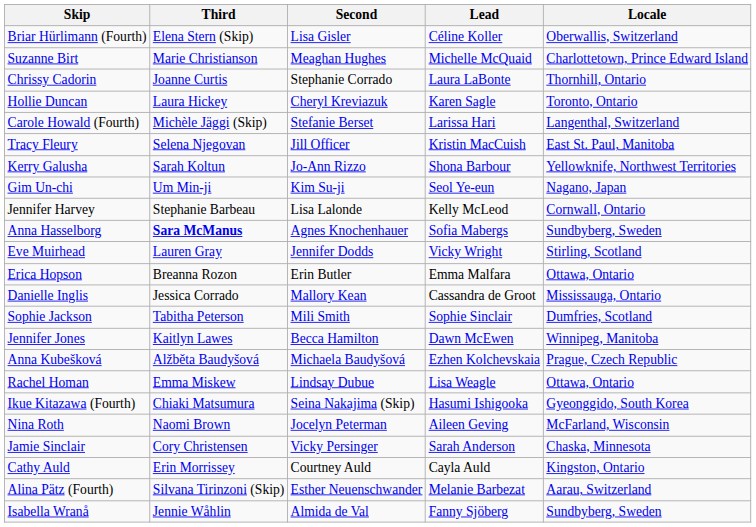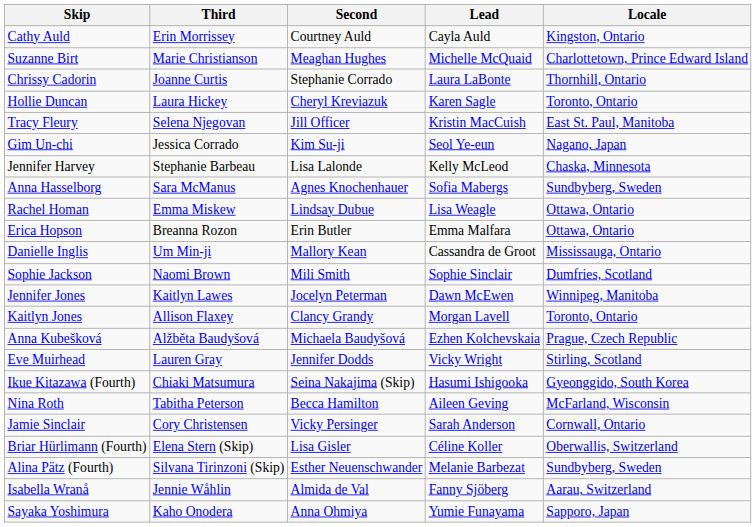rows swapped: (39, 468) <-> (77, 36)
- row: (73, 123)
- row: (47, 166)
(182, 187) Um Min-ji -> (196, 144) Jessica Corrado
(596, 209) Cornwall, Ontario -> (598, 166) Chaska, Minnesota
(198, 230) bold -> (194, 187) normal
rows swapped: (48, 381) <-> (46, 252)
(196, 295) Jessica Corrado -> (182, 252) Um Min-ji
(198, 317) Tabitha Peterson -> (192, 274) Naomi Brown
(335, 338) Becca Hamilton -> (339, 295) Jocelyn Peterman
+ row: (45, 317)
(192, 425) Naomi Brown -> (198, 403) Tabitha Peterson
(339, 425) Jocelyn Peterman -> (335, 403) Becca Hamilton
(598, 446) Chaska, Minnesota -> (596, 425) Cornwall, Ontario
(599, 489) Aarau, Switzerland -> (604, 468) Sundbyberg, Sweden
(604, 511) Sundbyberg, Sweden -> (599, 489) Aarau, Switzerland
+ row: (58, 511)
